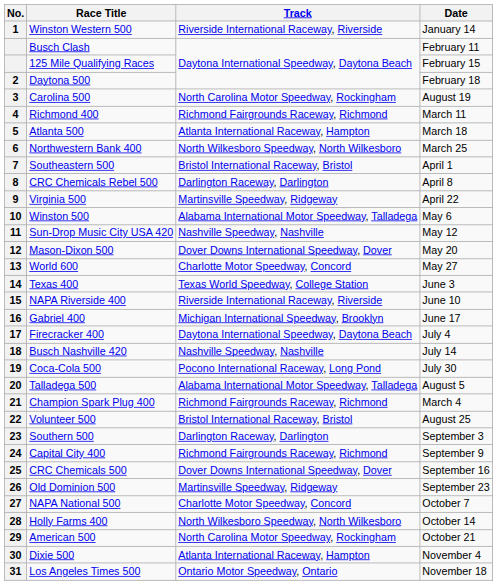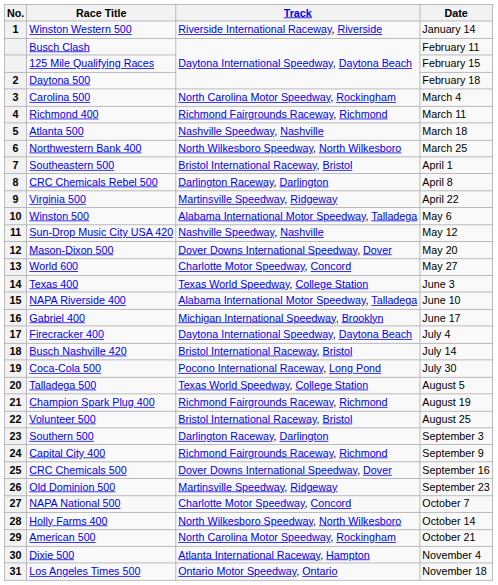(447, 97) August 19 -> (442, 97) March 4
(274, 131) Atlanta International Raceway, Hampton -> (251, 131) Nashville Speedway, Nashville
(280, 300) Riverside International Raceway, Riverside -> (298, 300) Alabama International Motor Speedway, Talladega
(251, 351) Nashville Speedway, Nashville -> (265, 351) Bristol International Raceway, Bristol
(298, 385) Alabama International Motor Speedway, Talladega -> (273, 385) Texas World Speedway, College Station
(442, 402) March 4 -> (447, 402) August 19
